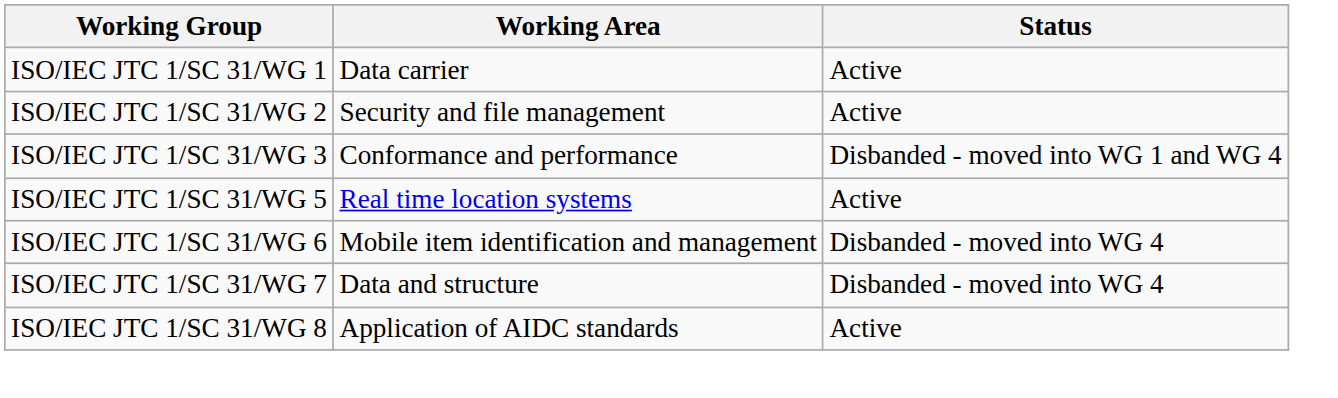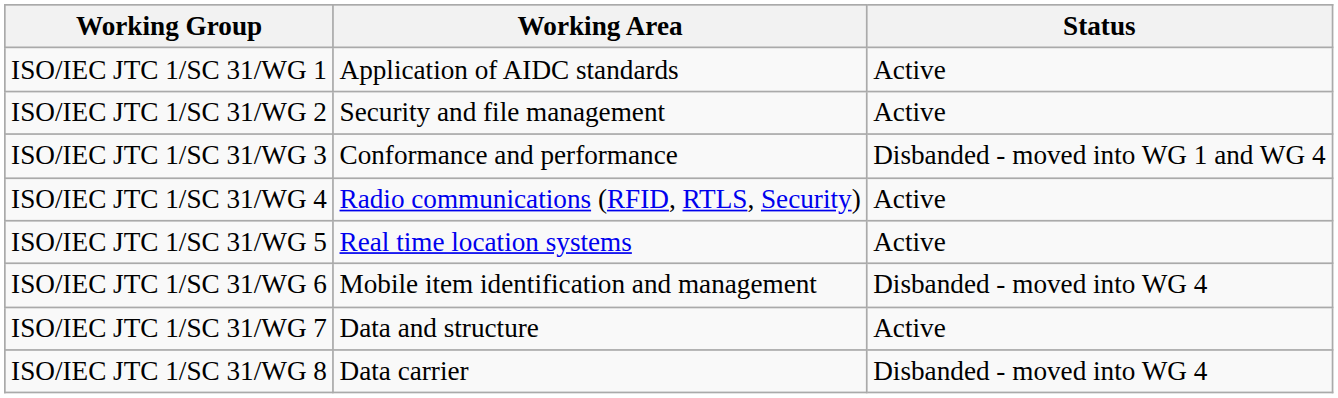(404, 69) Data carrier -> (509, 69) Application of AIDC standards
+ row: (169, 198)
(997, 284) Disbanded - moved into WG 4 -> (909, 328) Active
(509, 328) Application of AIDC standards -> (404, 371) Data carrier
(866, 328) Active -> (1040, 371) Disbanded - moved into WG 4
